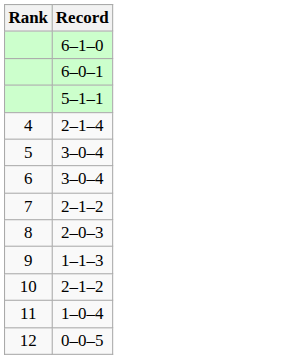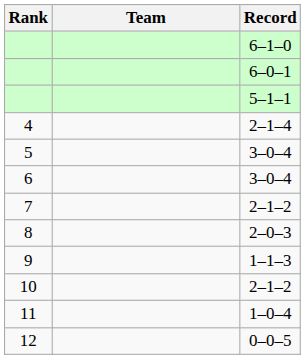+ column: (146, 17)
